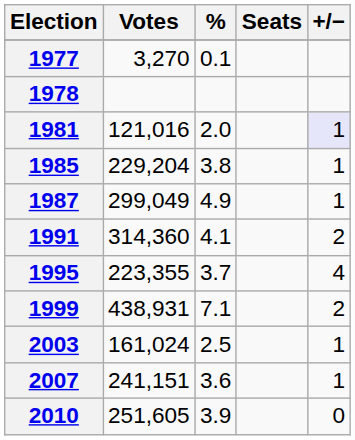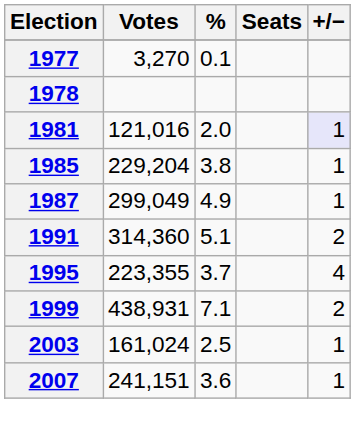(216, 237) 4.1 -> (216, 237) 5.1
- row: (54, 415)
